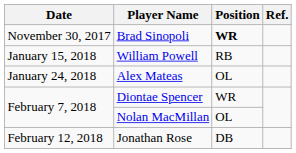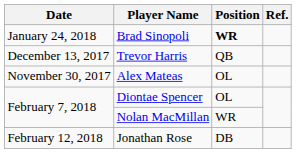(59, 35) November 30, 2017 -> (52, 35) January 24, 2018
+ row: (152, 55)
- row: (157, 55)
(52, 76) January 24, 2018 -> (59, 76) November 30, 2017
(226, 96) WR -> (224, 96) OL
(224, 117) OL -> (226, 117) WR
